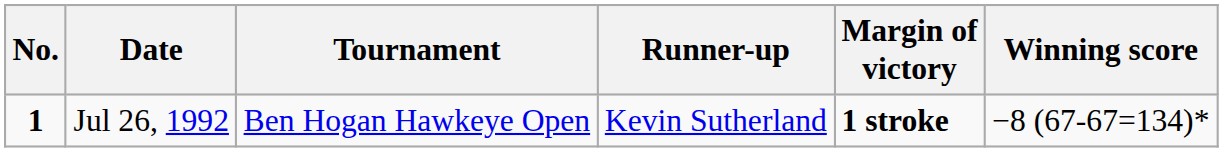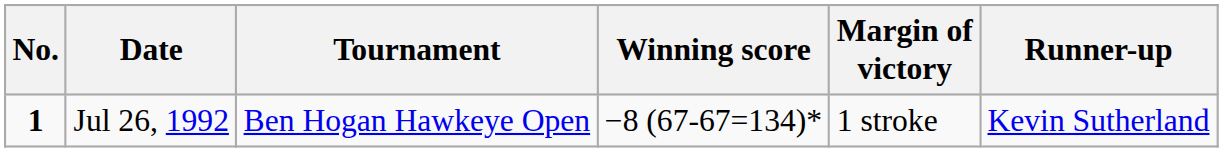columns swapped: (1101, 49) <-> (716, 49)
(895, 120) bold -> (887, 120) normal
